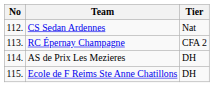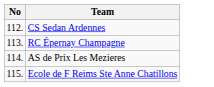- column: (194, 12)
